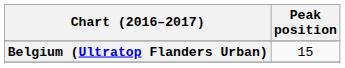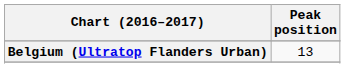(305, 52) 15 -> (305, 52) 13
